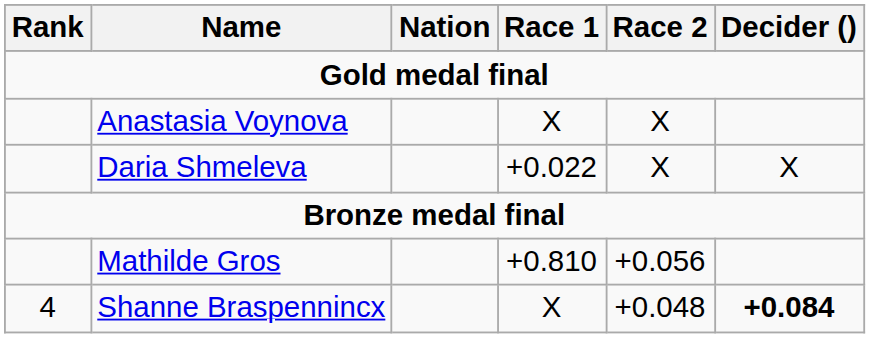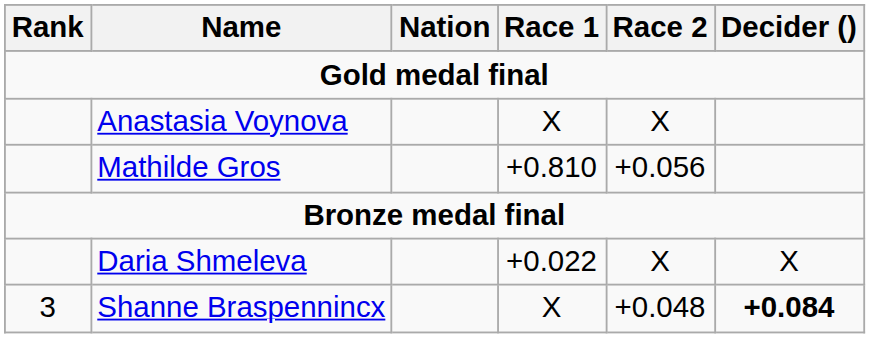rows swapped: (189, 261) <-> (202, 167)
(48, 307) 4 -> (48, 307) 3
